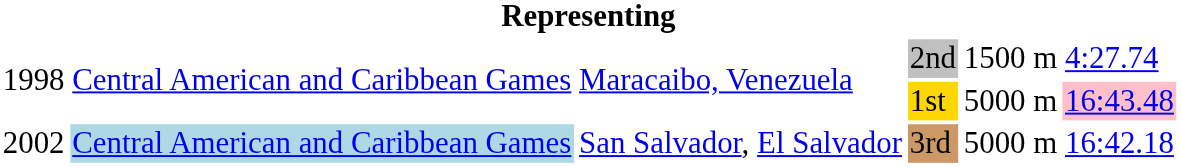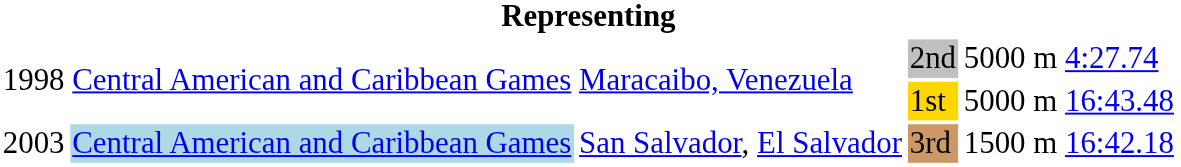(1011, 58) 1500 m -> (1011, 58) 5000 m
(1119, 100) pink background -> (1119, 100) no background
(34, 143) 2002 -> (34, 143) 2003
(1011, 143) 5000 m -> (1011, 143) 1500 m
